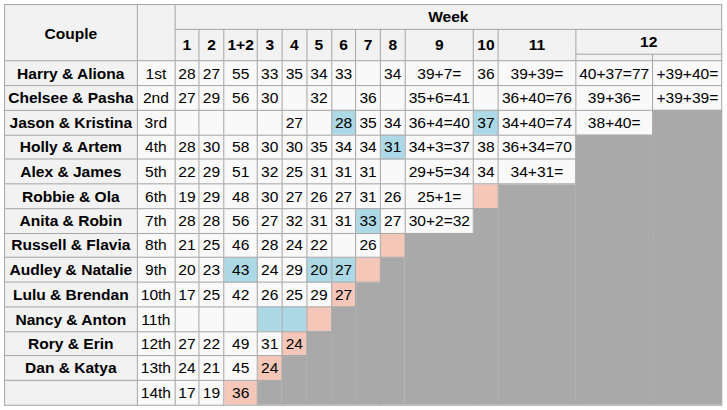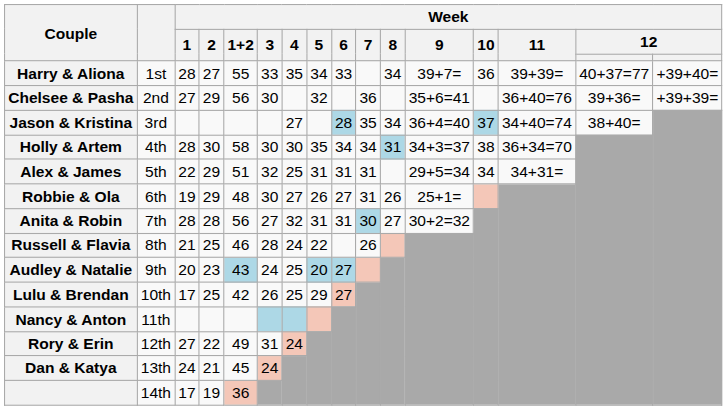(368, 221) 33 -> (368, 221) 30
(294, 270) 29 -> (294, 270) 25
